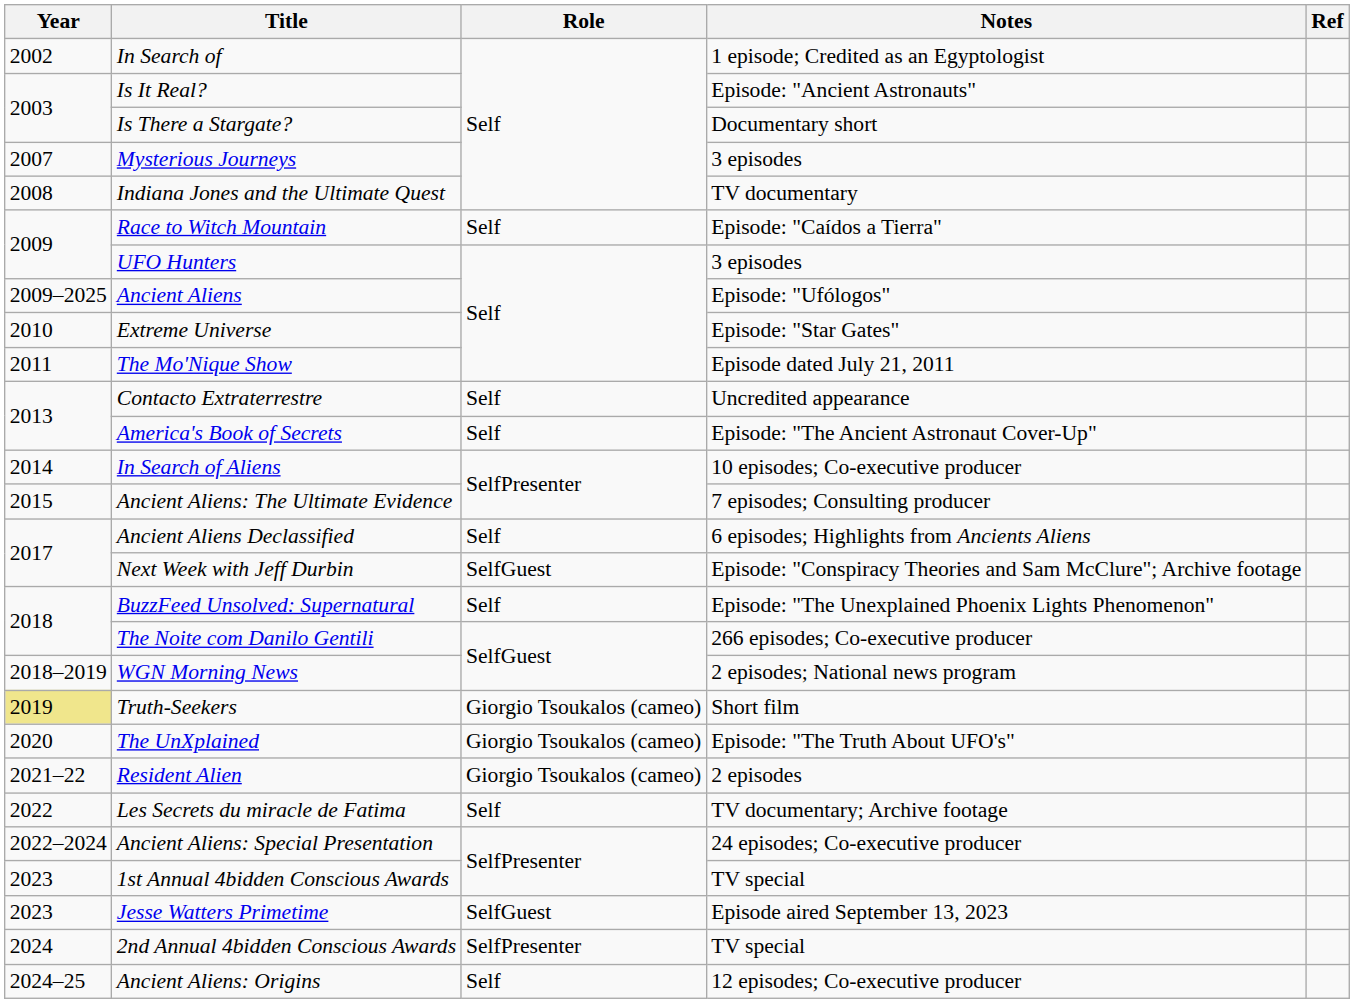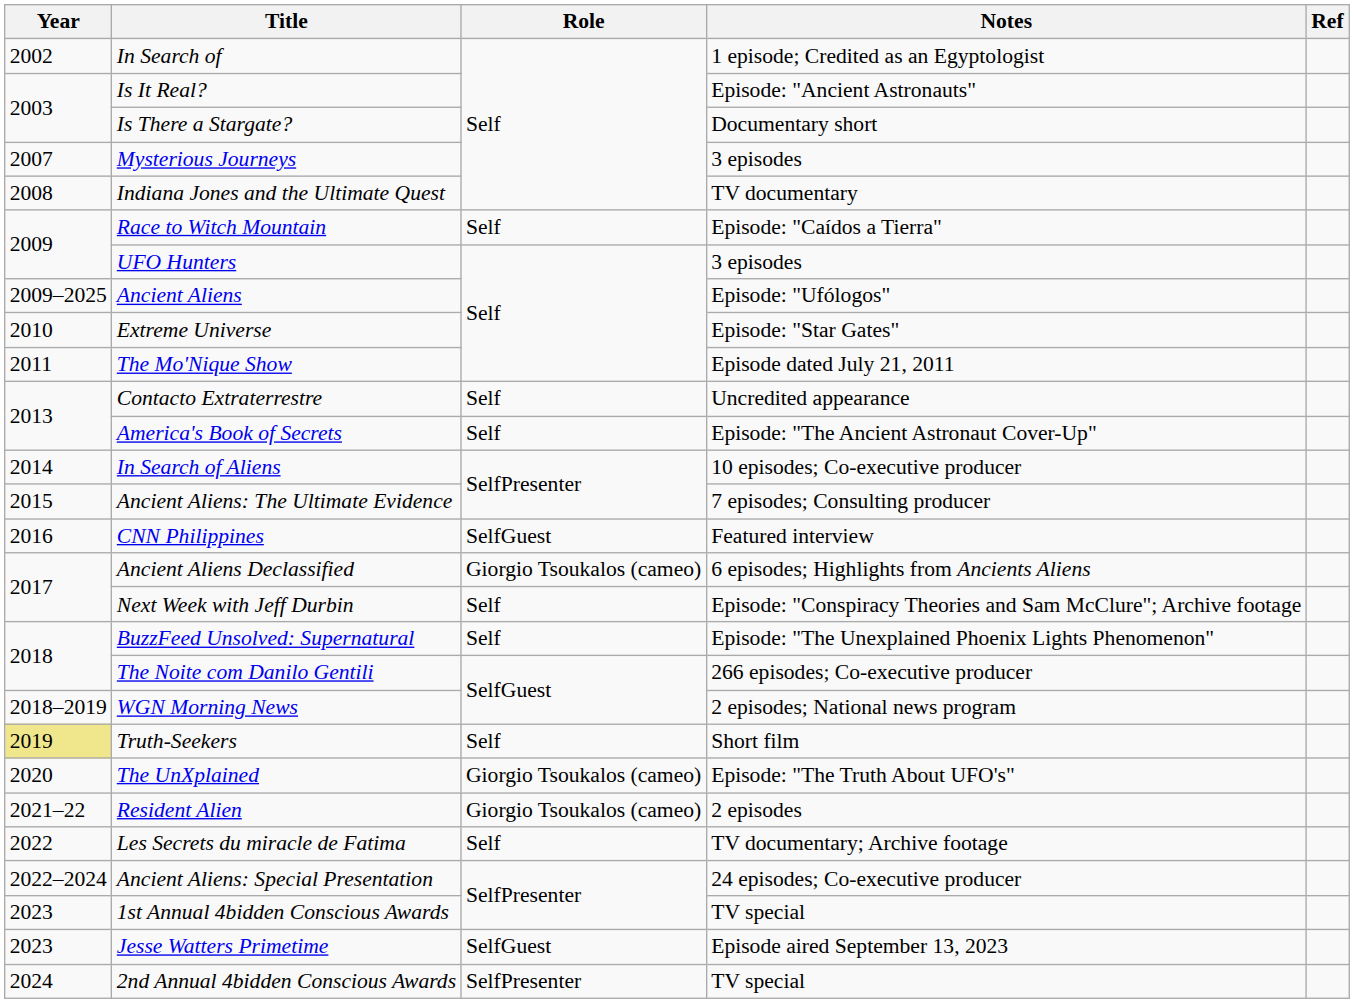+ row: (190, 535)
(483, 535) Self -> (584, 569) Giorgio Tsoukalos (cameo)
(509, 569) SelfGuest -> (483, 603) Self
(584, 706) Giorgio Tsoukalos (cameo) -> (483, 741) Self
- row: (219, 980)
